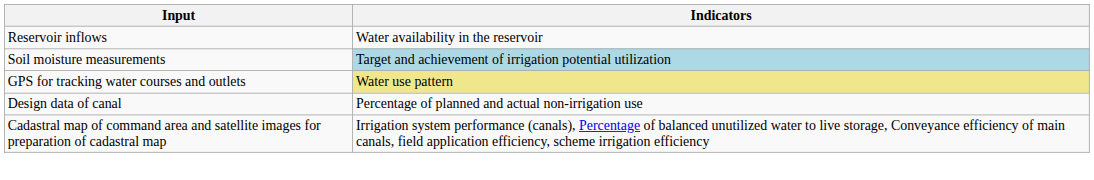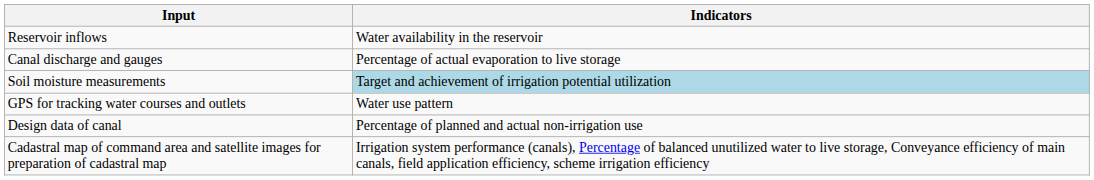+ row: (85, 59)
(405, 81) khaki background -> (405, 103) no background
